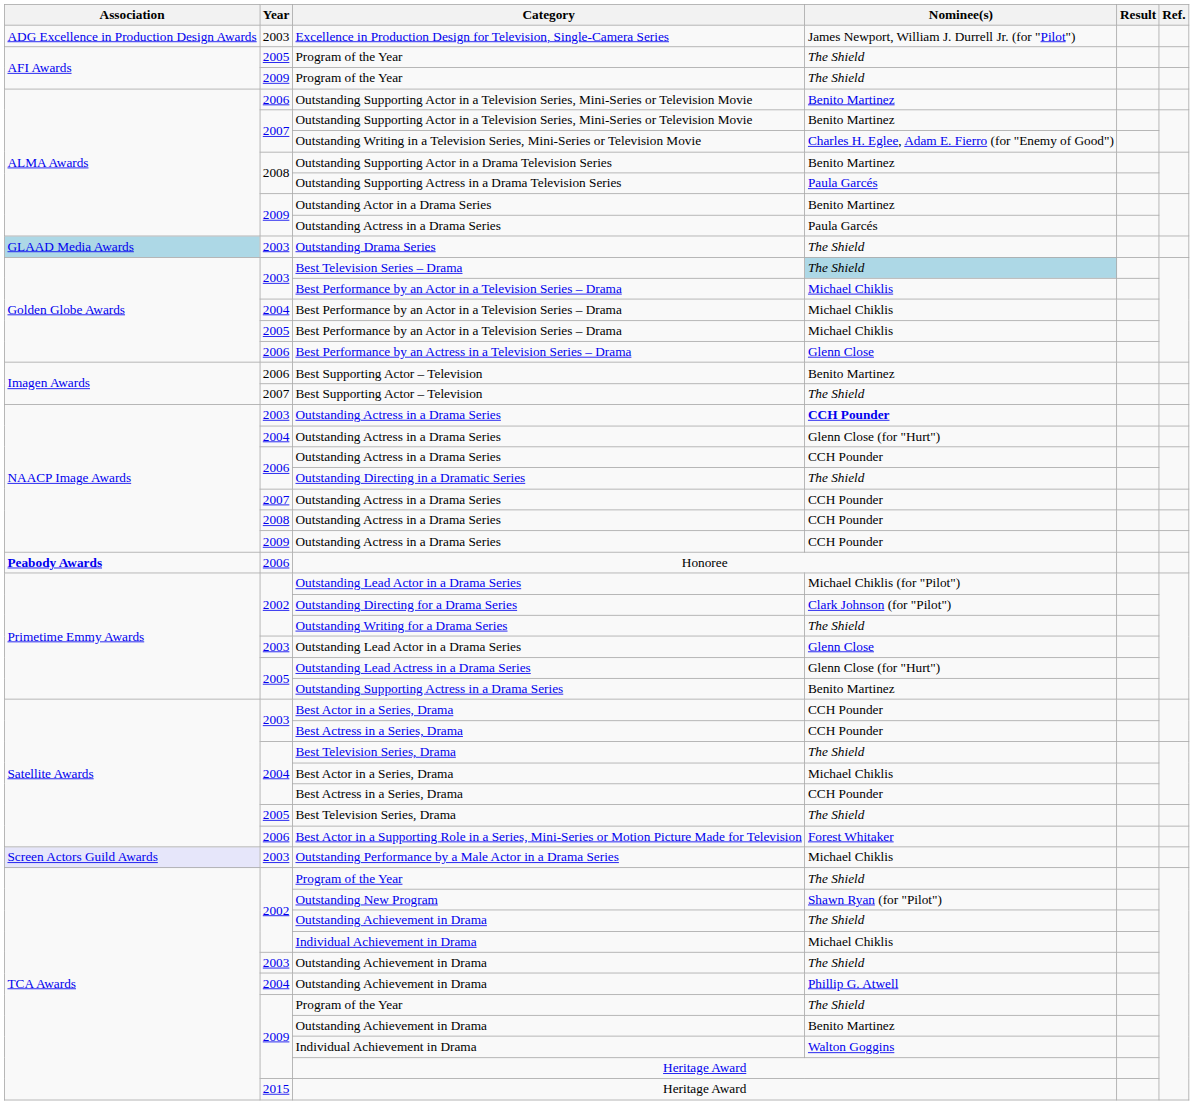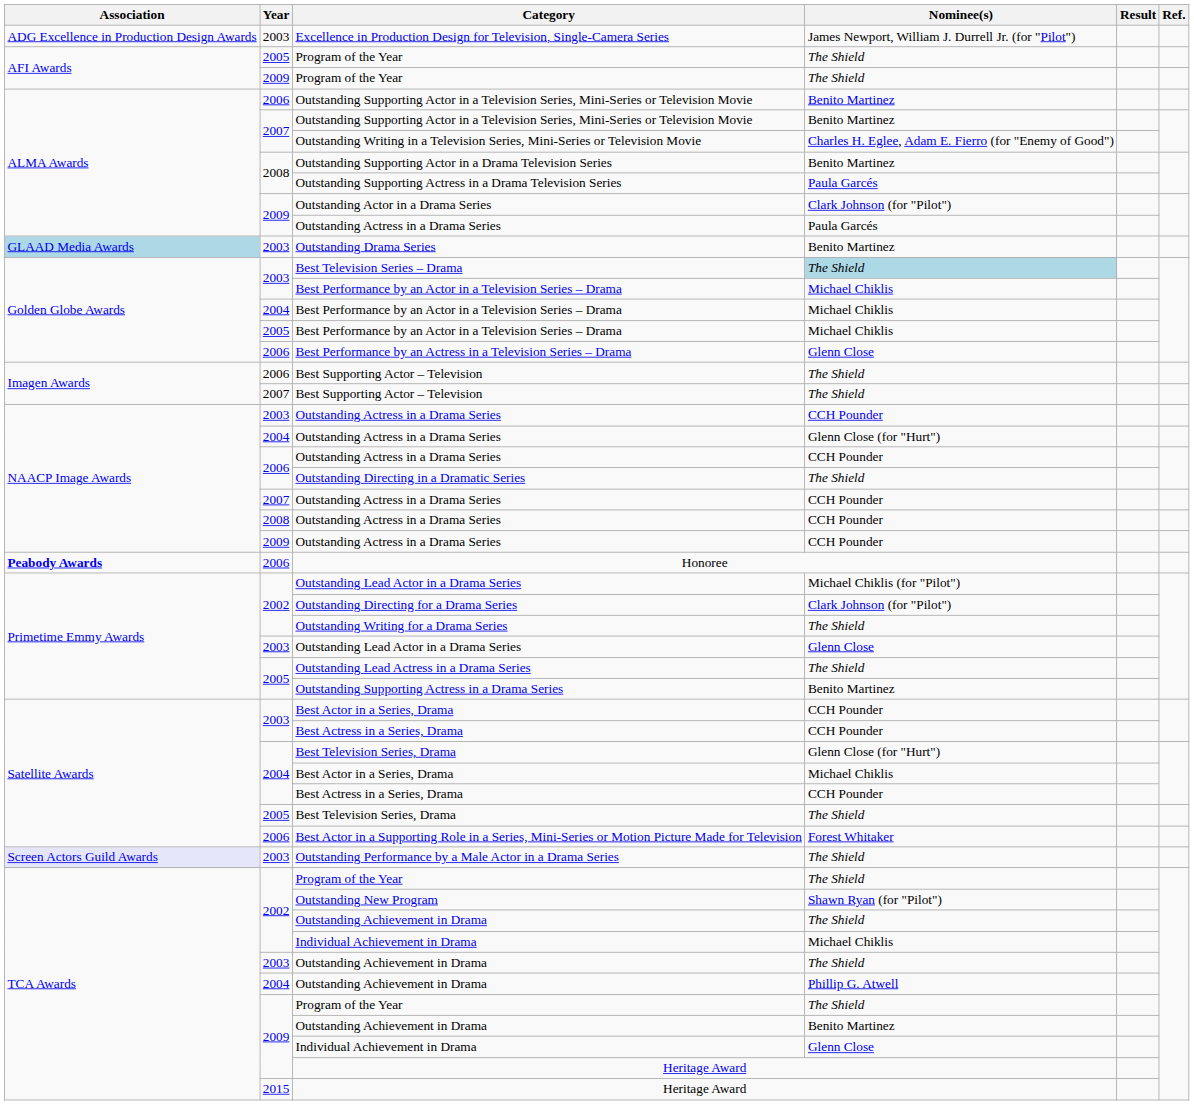(851, 204) Benito Martinez -> (880, 204) Clark Johnson (for "Pilot")
(836, 246) The Shield -> (851, 246) Benito Martinez
(851, 373) Benito Martinez -> (836, 373) The Shield
(849, 415) bold -> (845, 415) normal
(874, 667) Glenn Close (for "Hurt") -> (836, 667) The Shield
(836, 752) The Shield -> (874, 752) Glenn Close (for "Hurt")
(851, 857) Michael Chiklis -> (836, 857) The Shield
(851, 1047) Walton Goggins -> (841, 1047) Glenn Close
